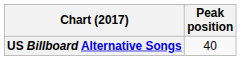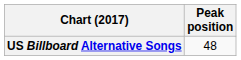(210, 45) 40 -> (210, 45) 48
